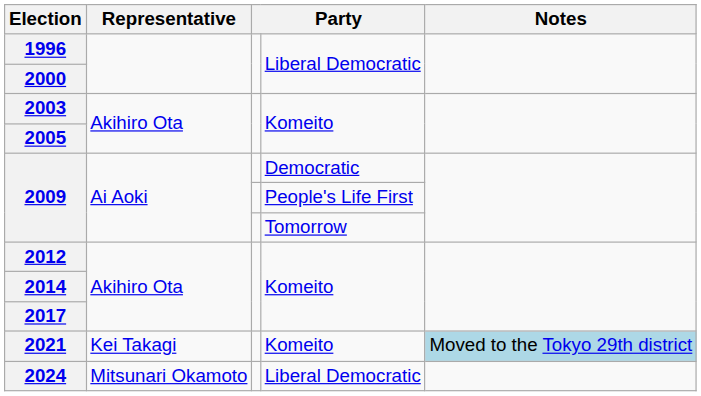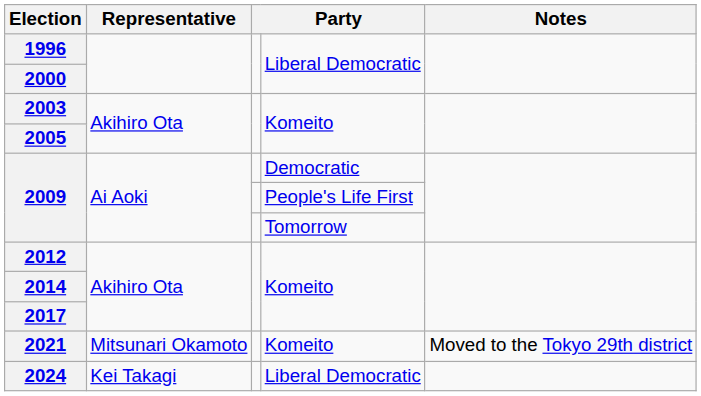(133, 345) Kei Takagi -> (169, 345) Mitsunari Okamoto
(561, 345) lightblue background -> (561, 345) no background
(169, 375) Mitsunari Okamoto -> (133, 375) Kei Takagi
